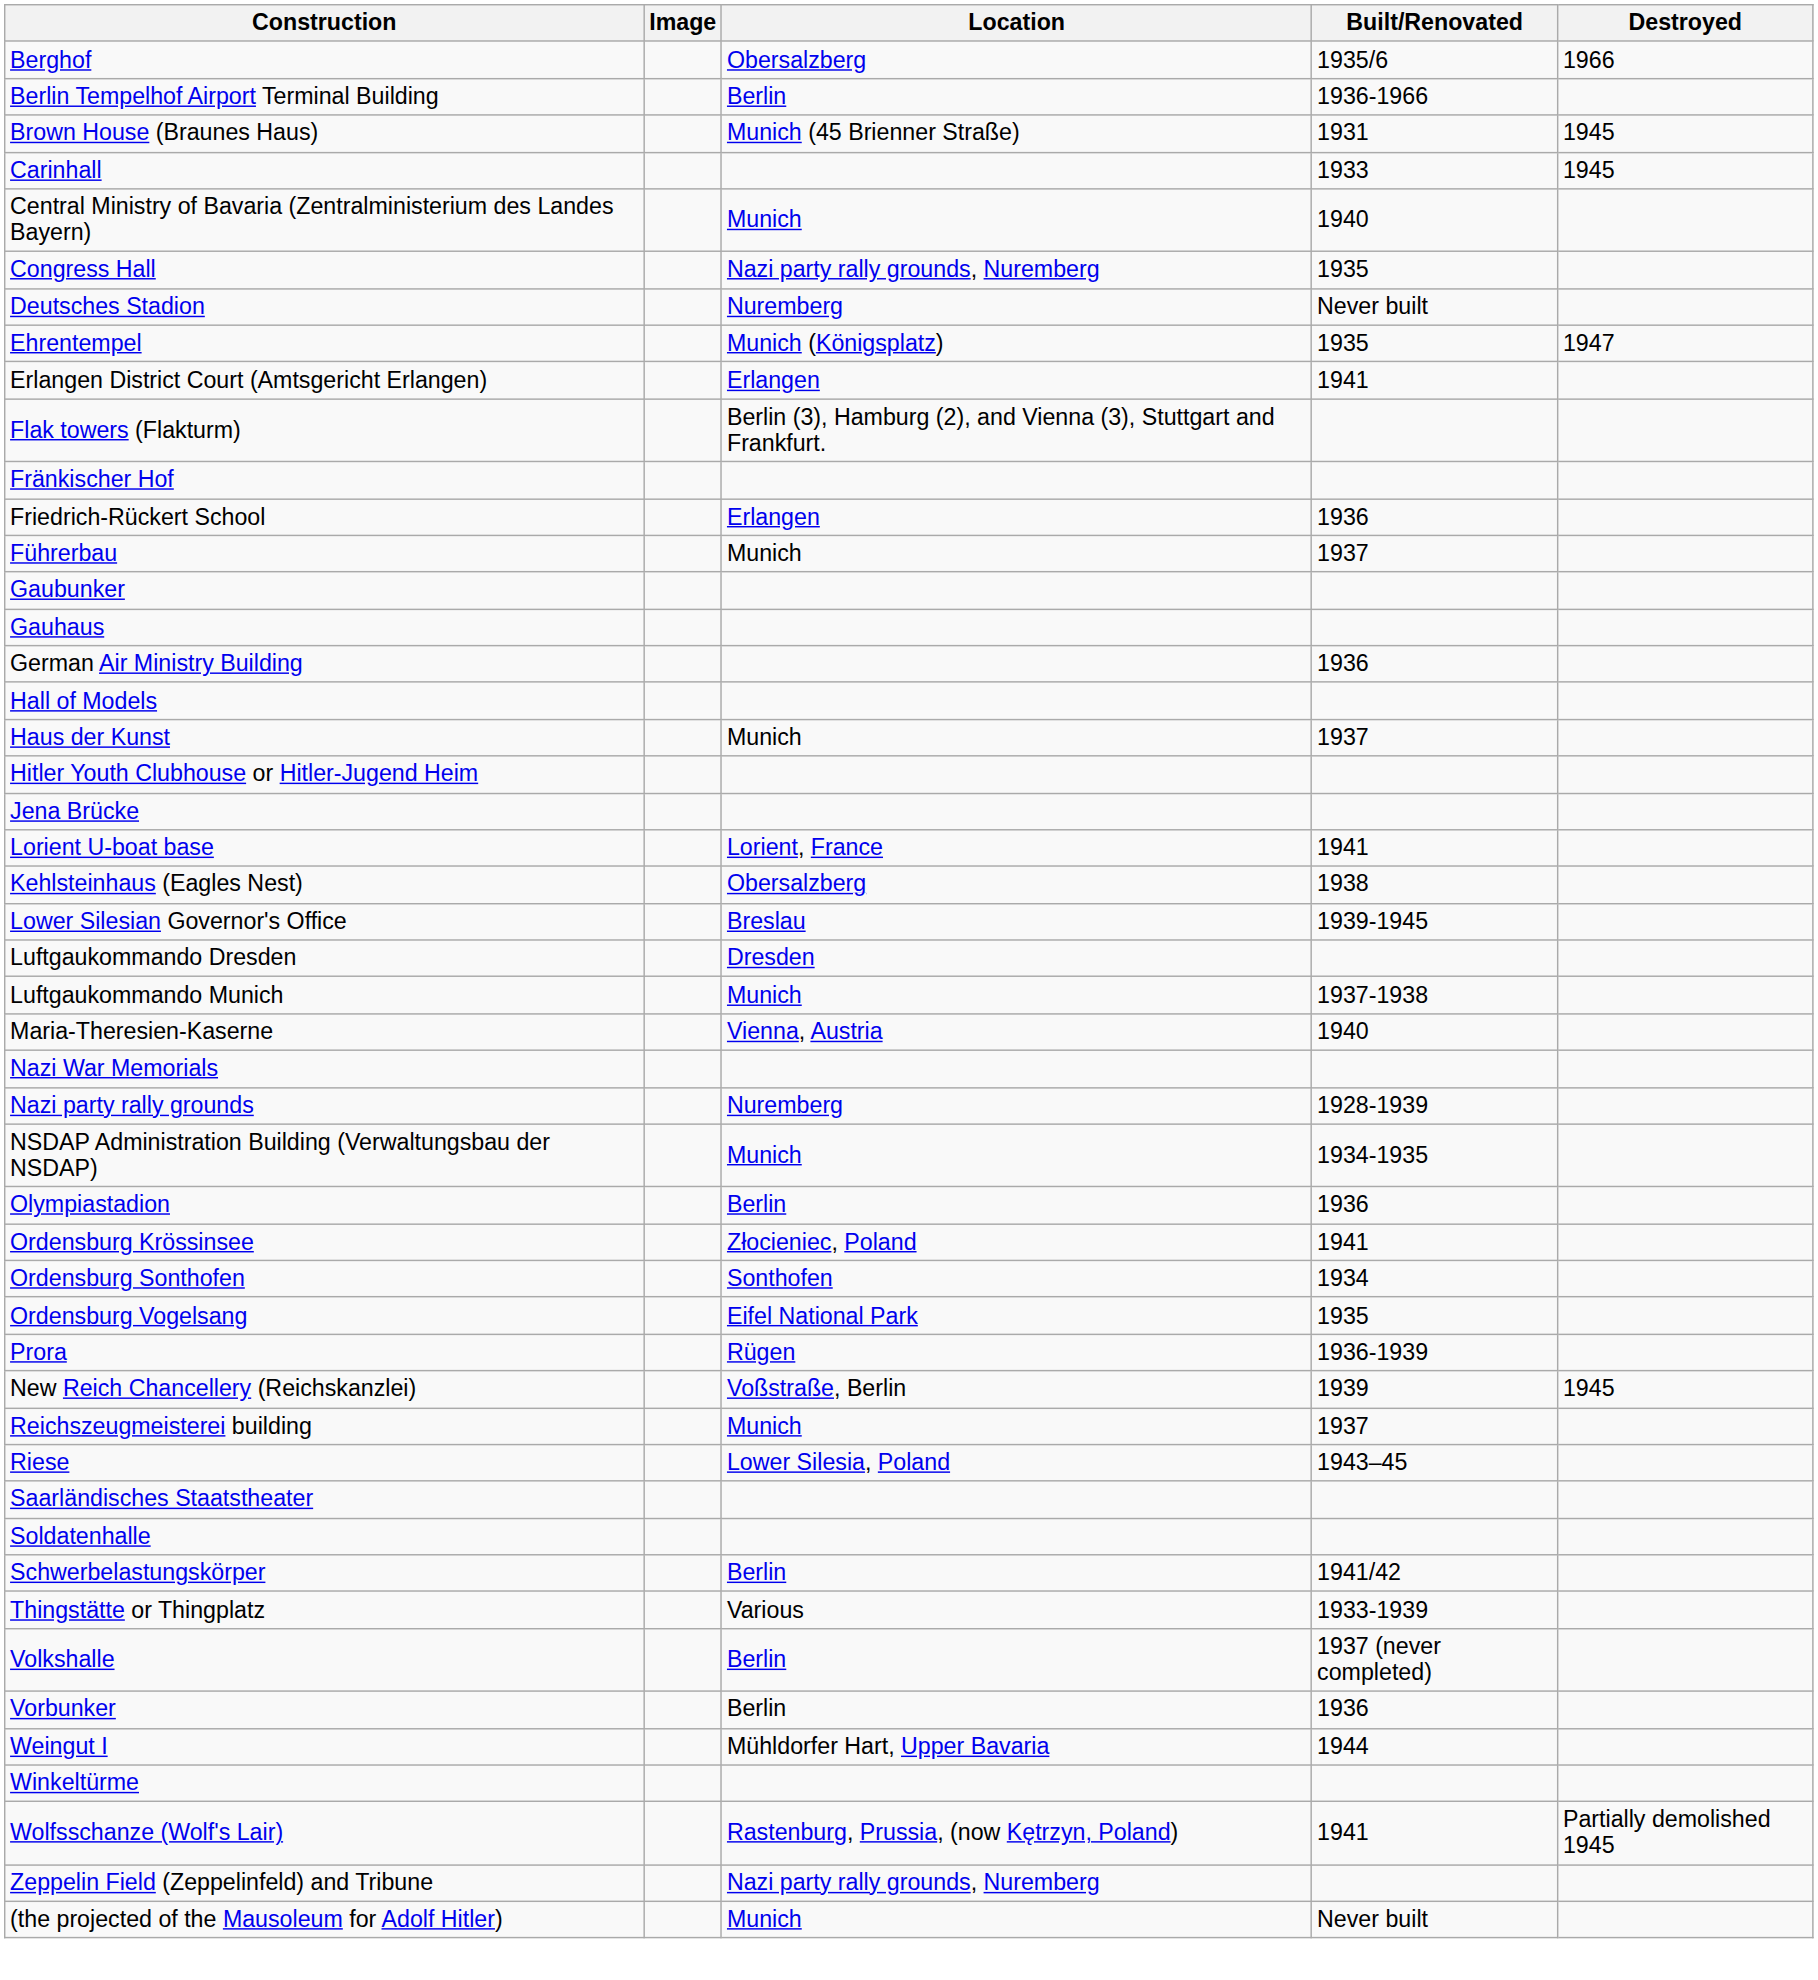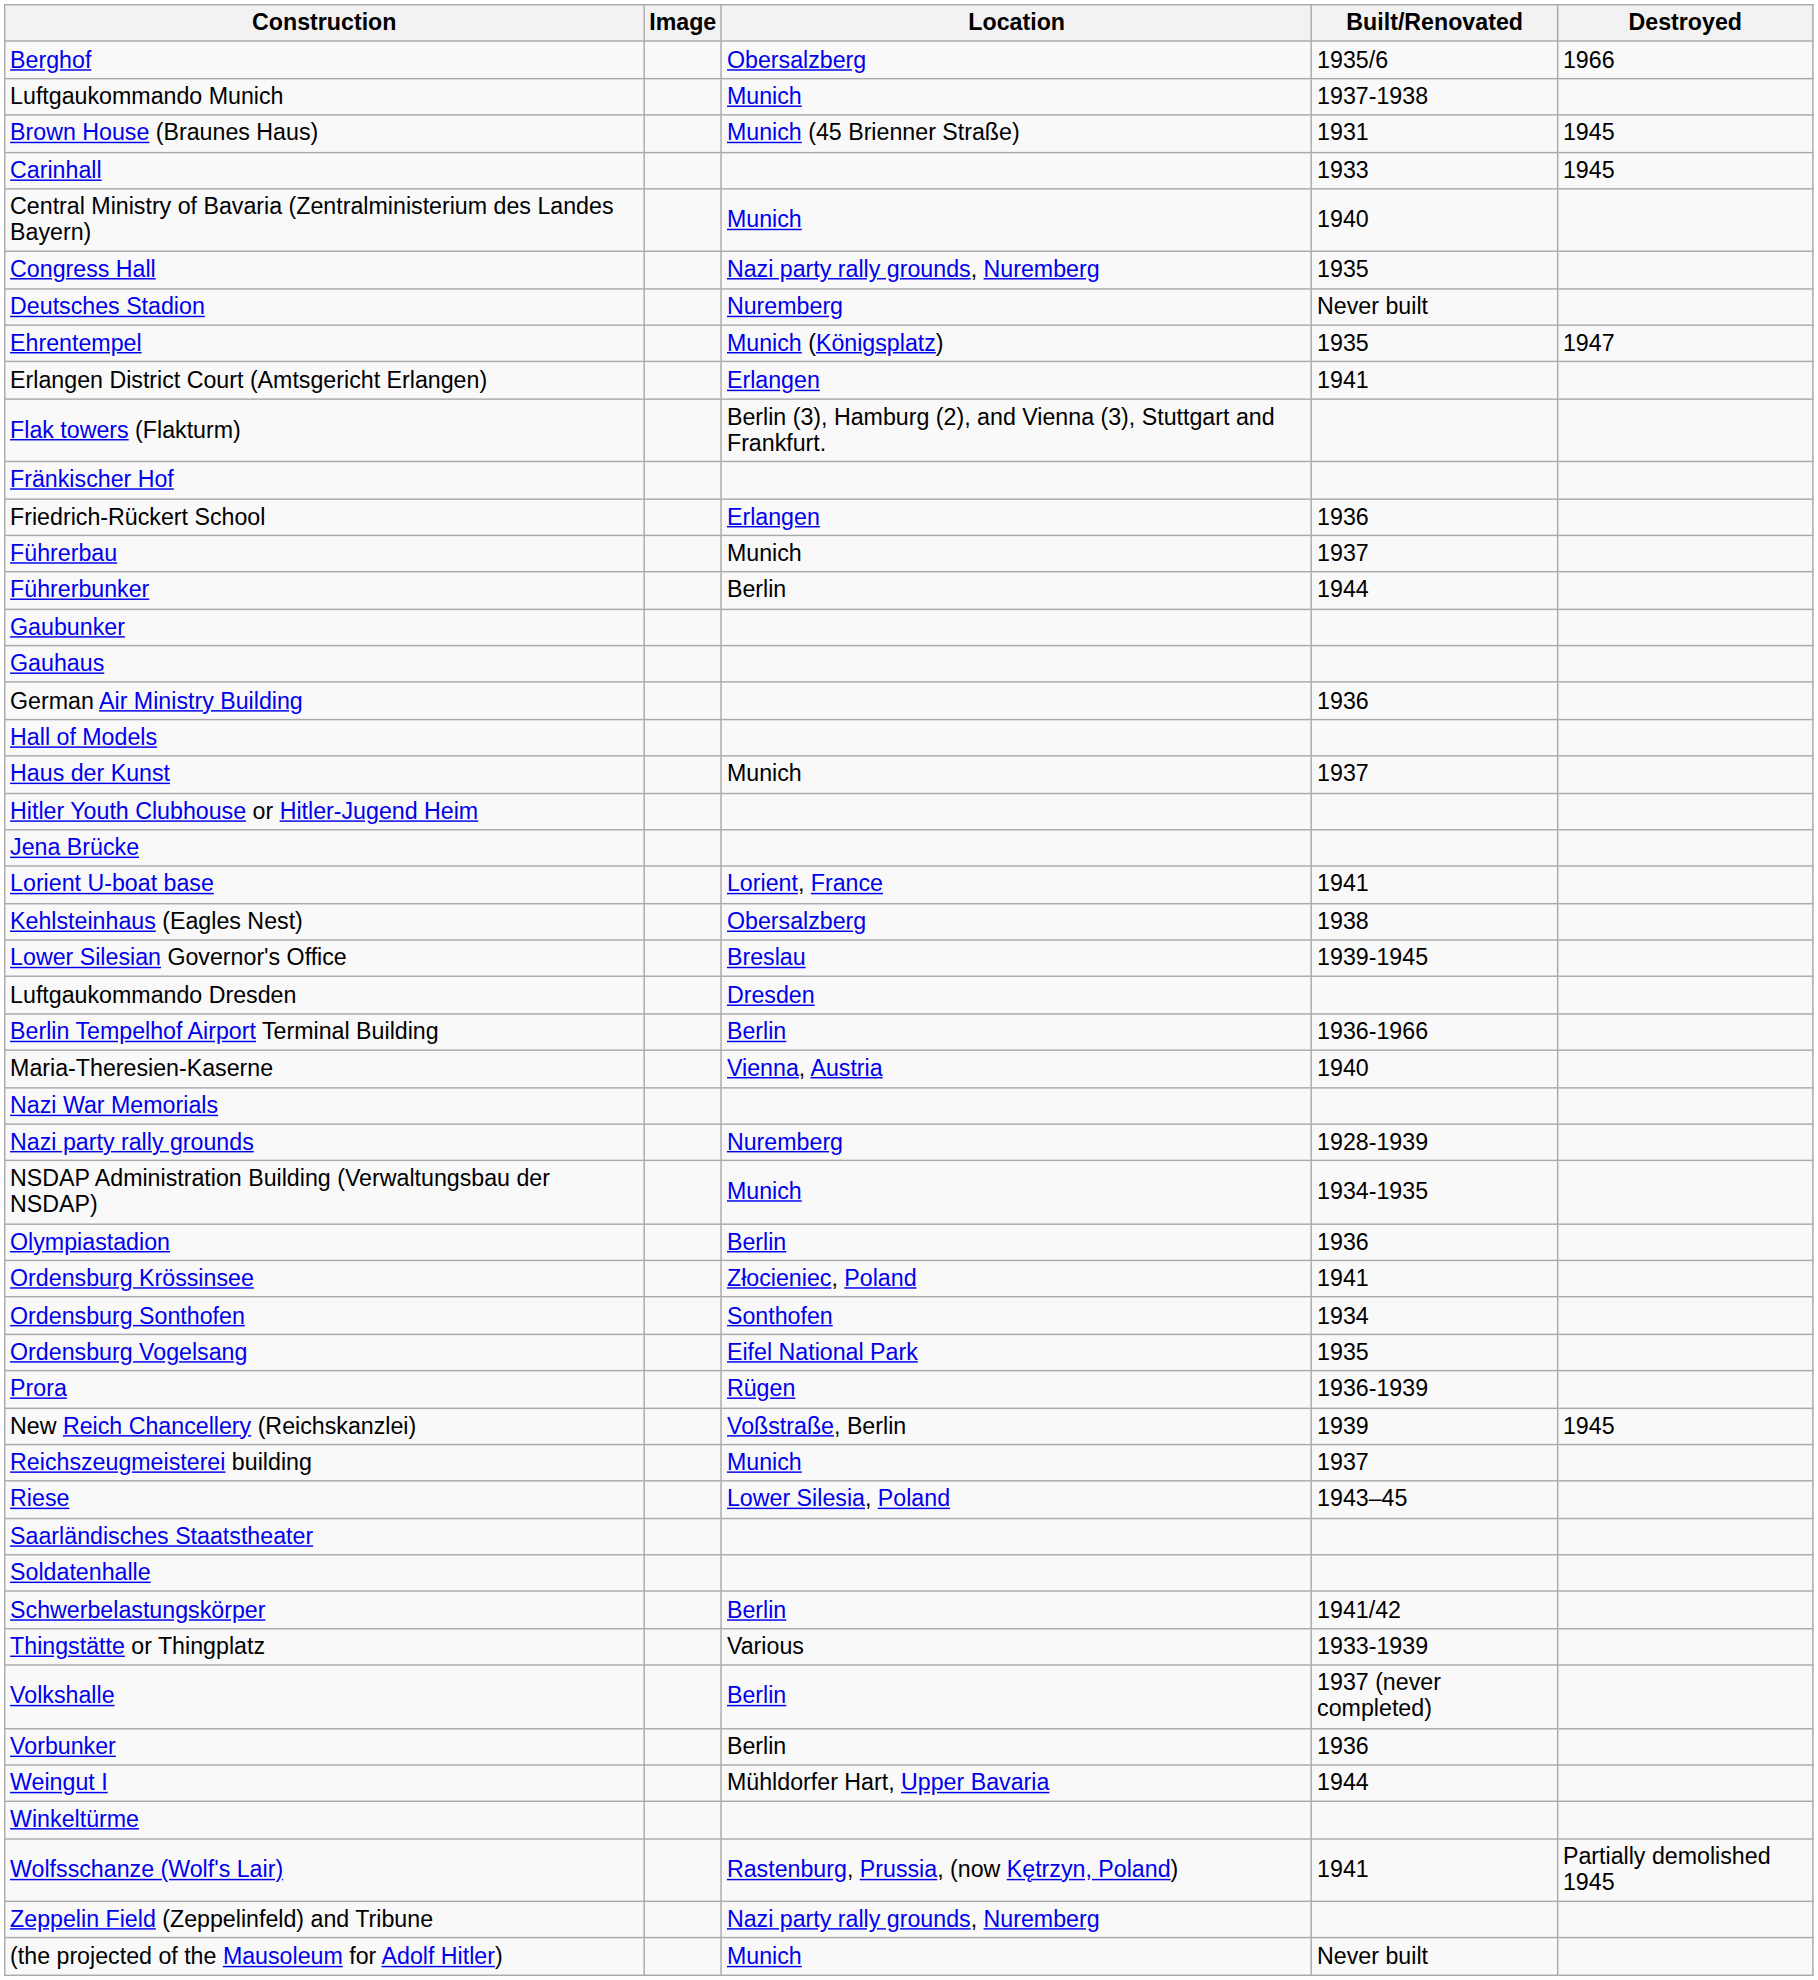rows swapped: (224, 96) <-> (147, 994)
+ row: (80, 590)
